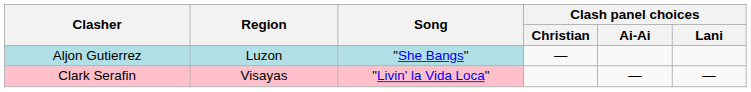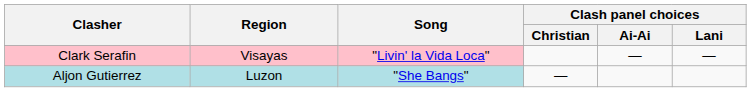rows swapped: (97, 76) <-> (97, 56)
